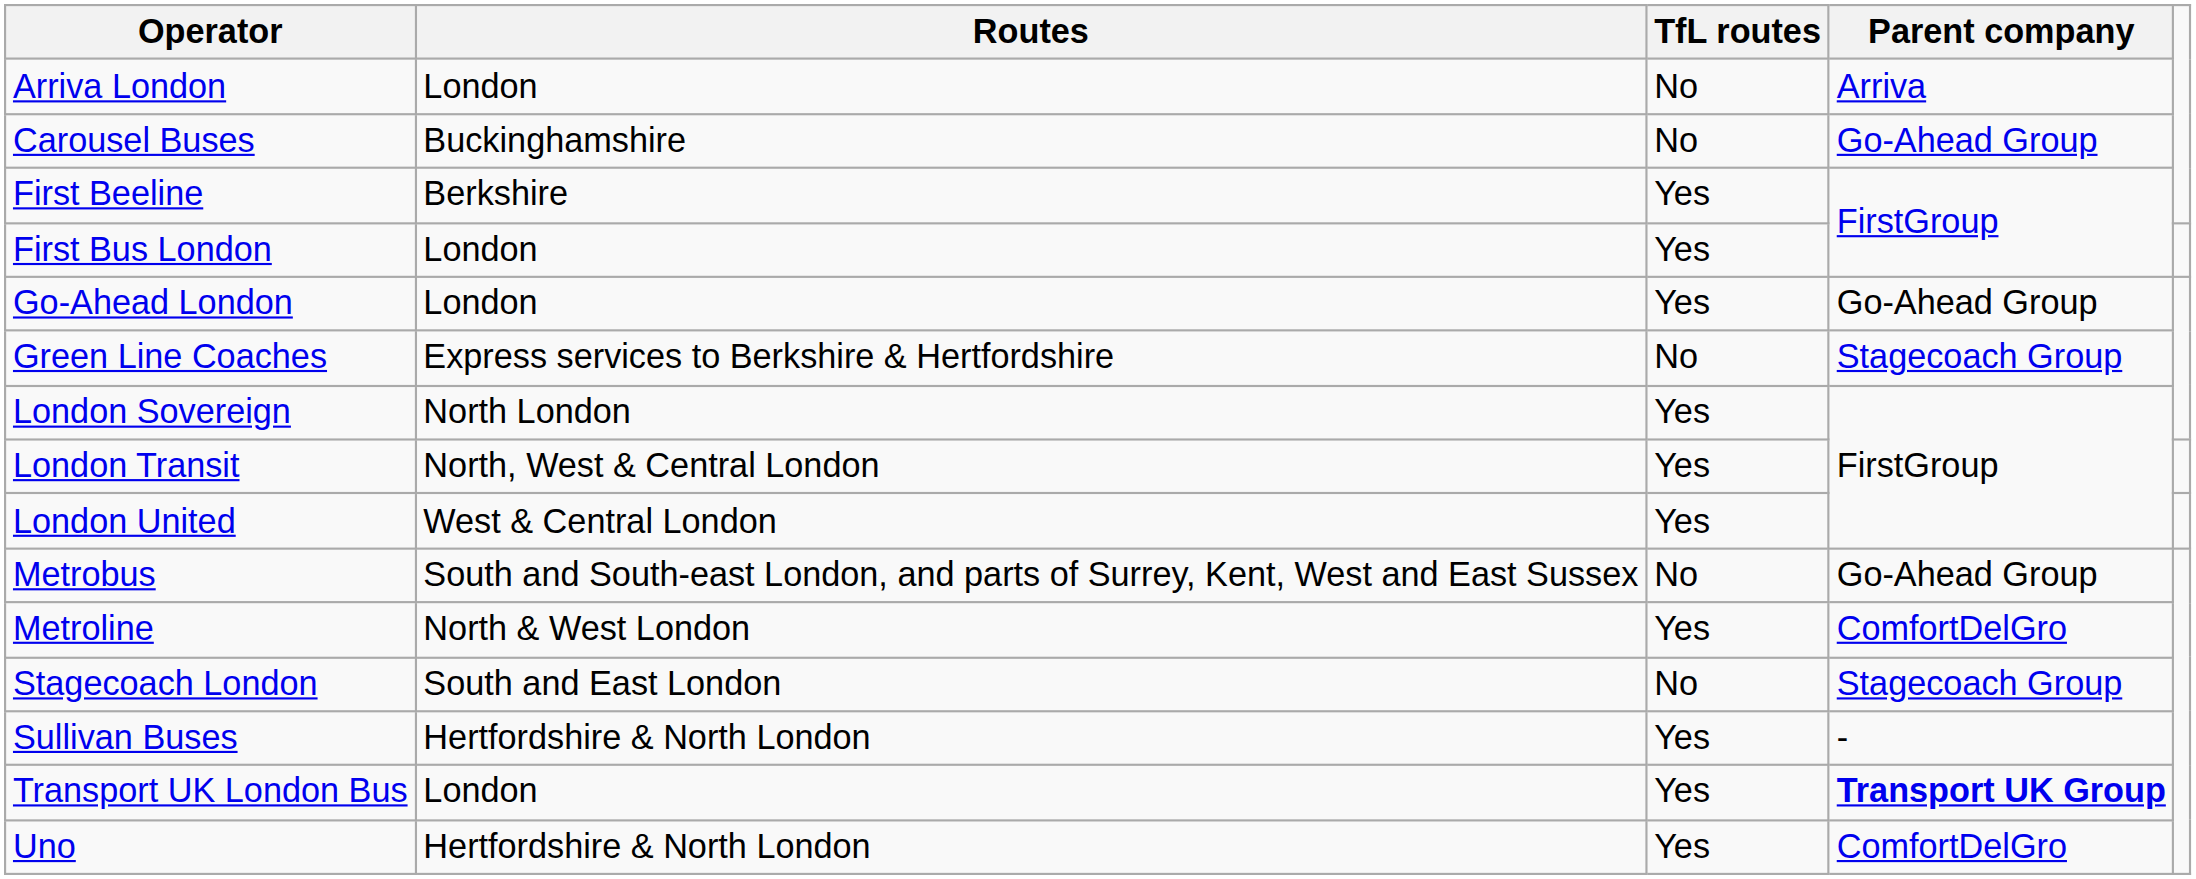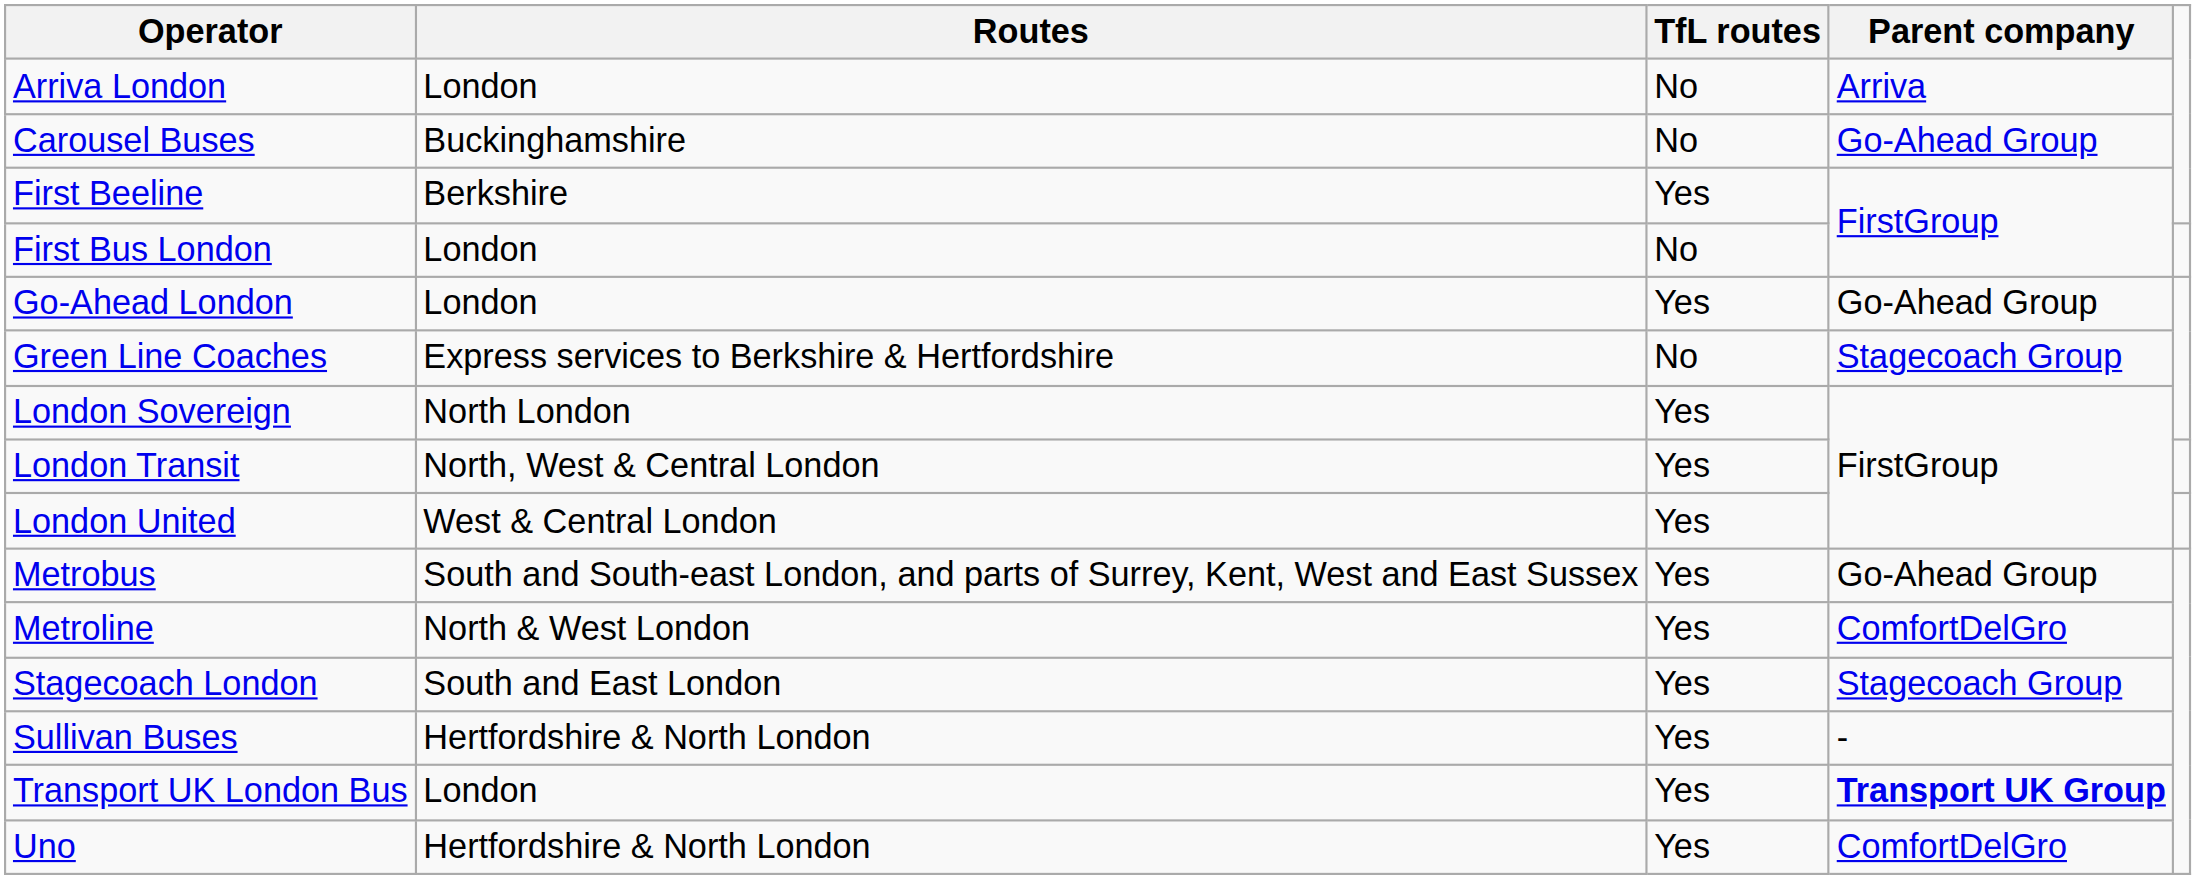(1682, 248) Yes -> (1676, 248) No
(1676, 574) No -> (1682, 574) Yes
(1676, 683) No -> (1682, 683) Yes
